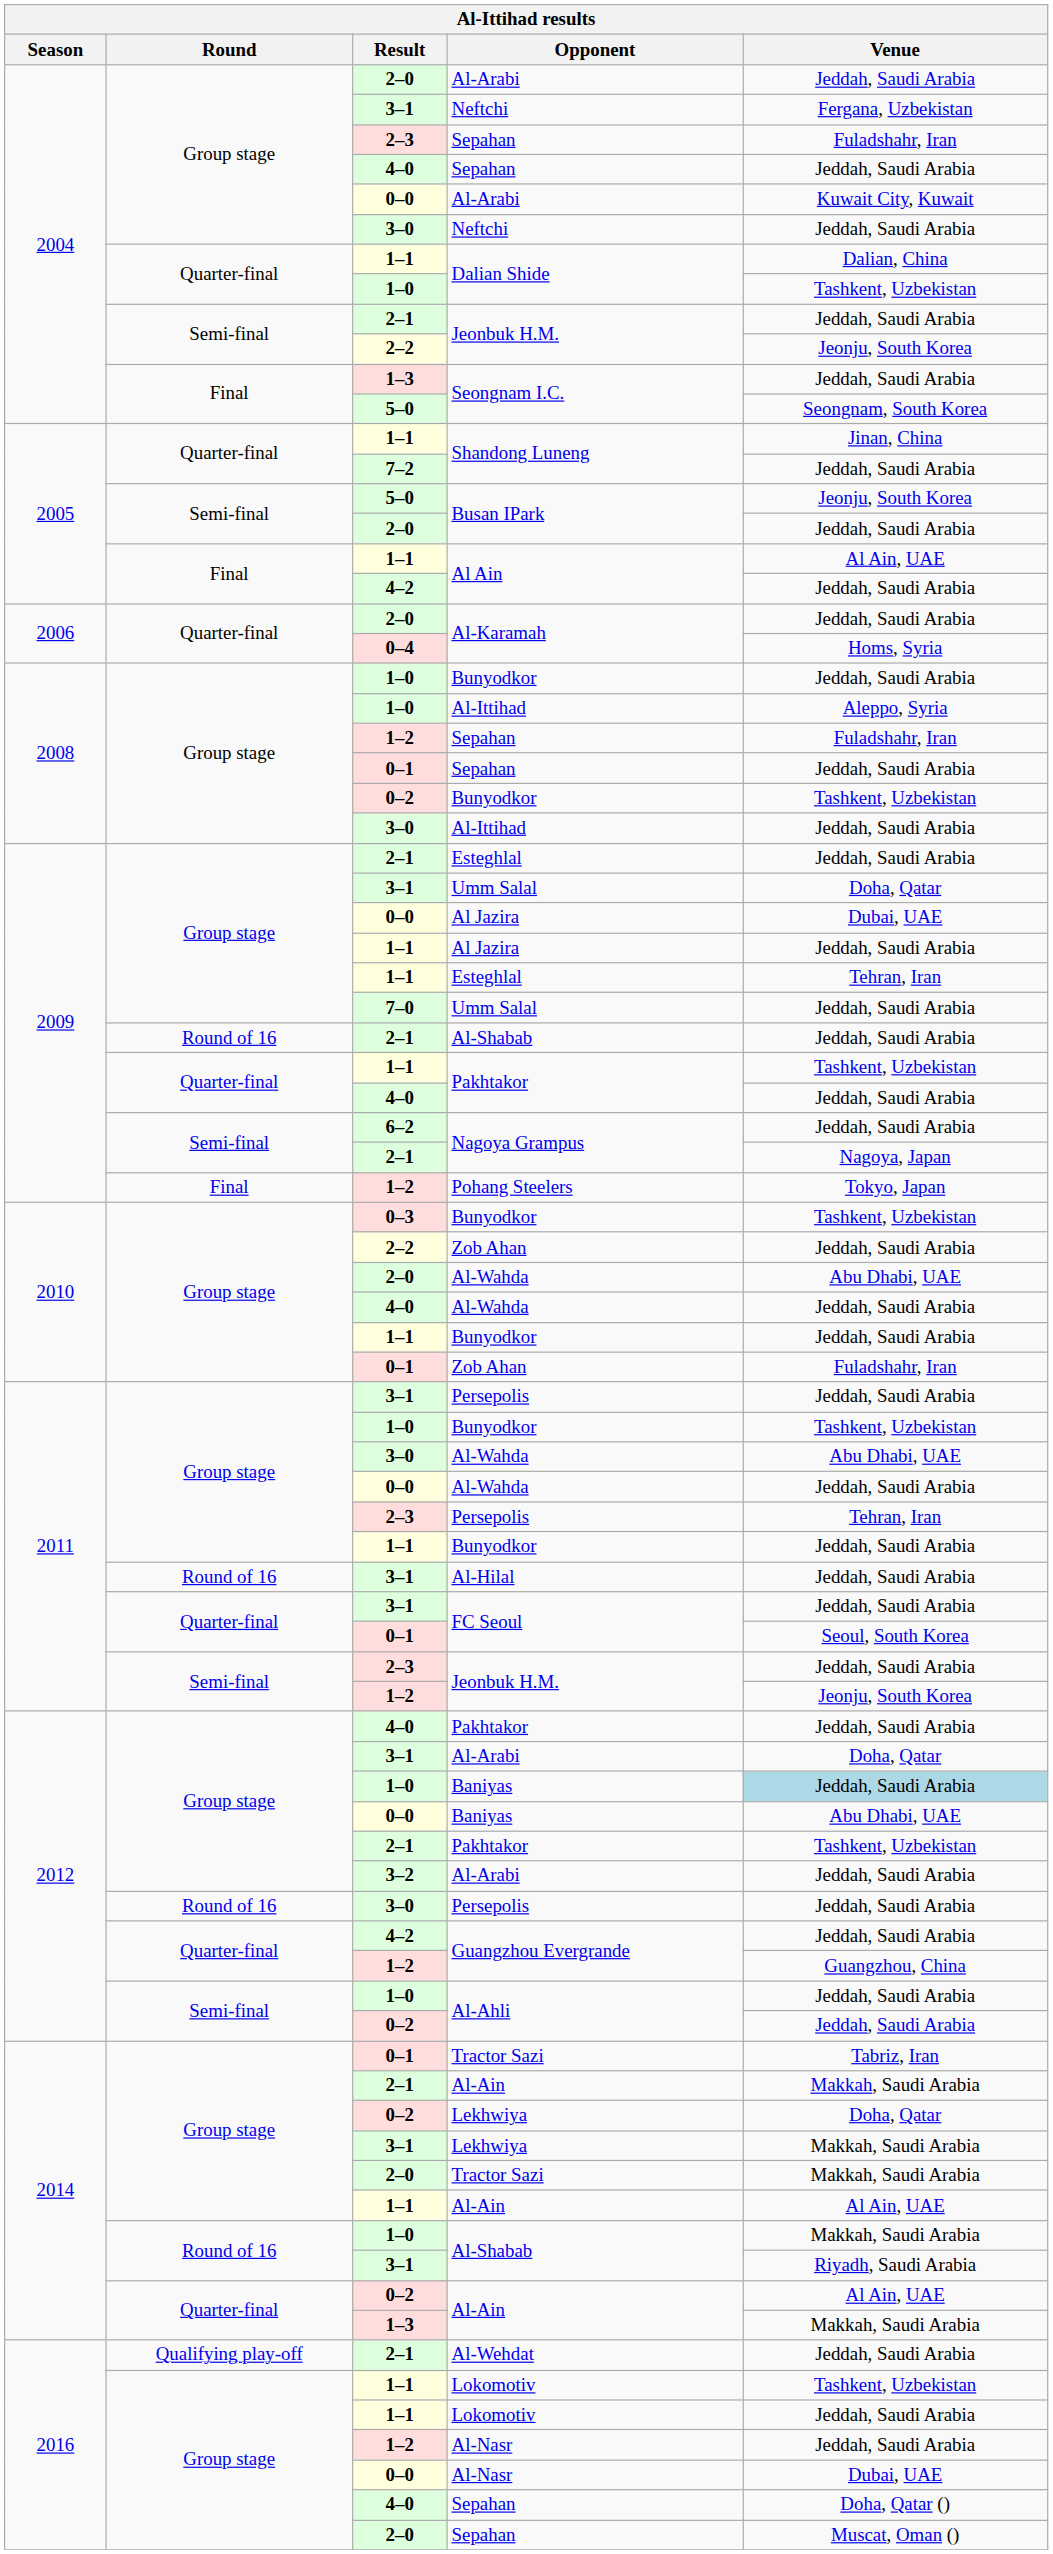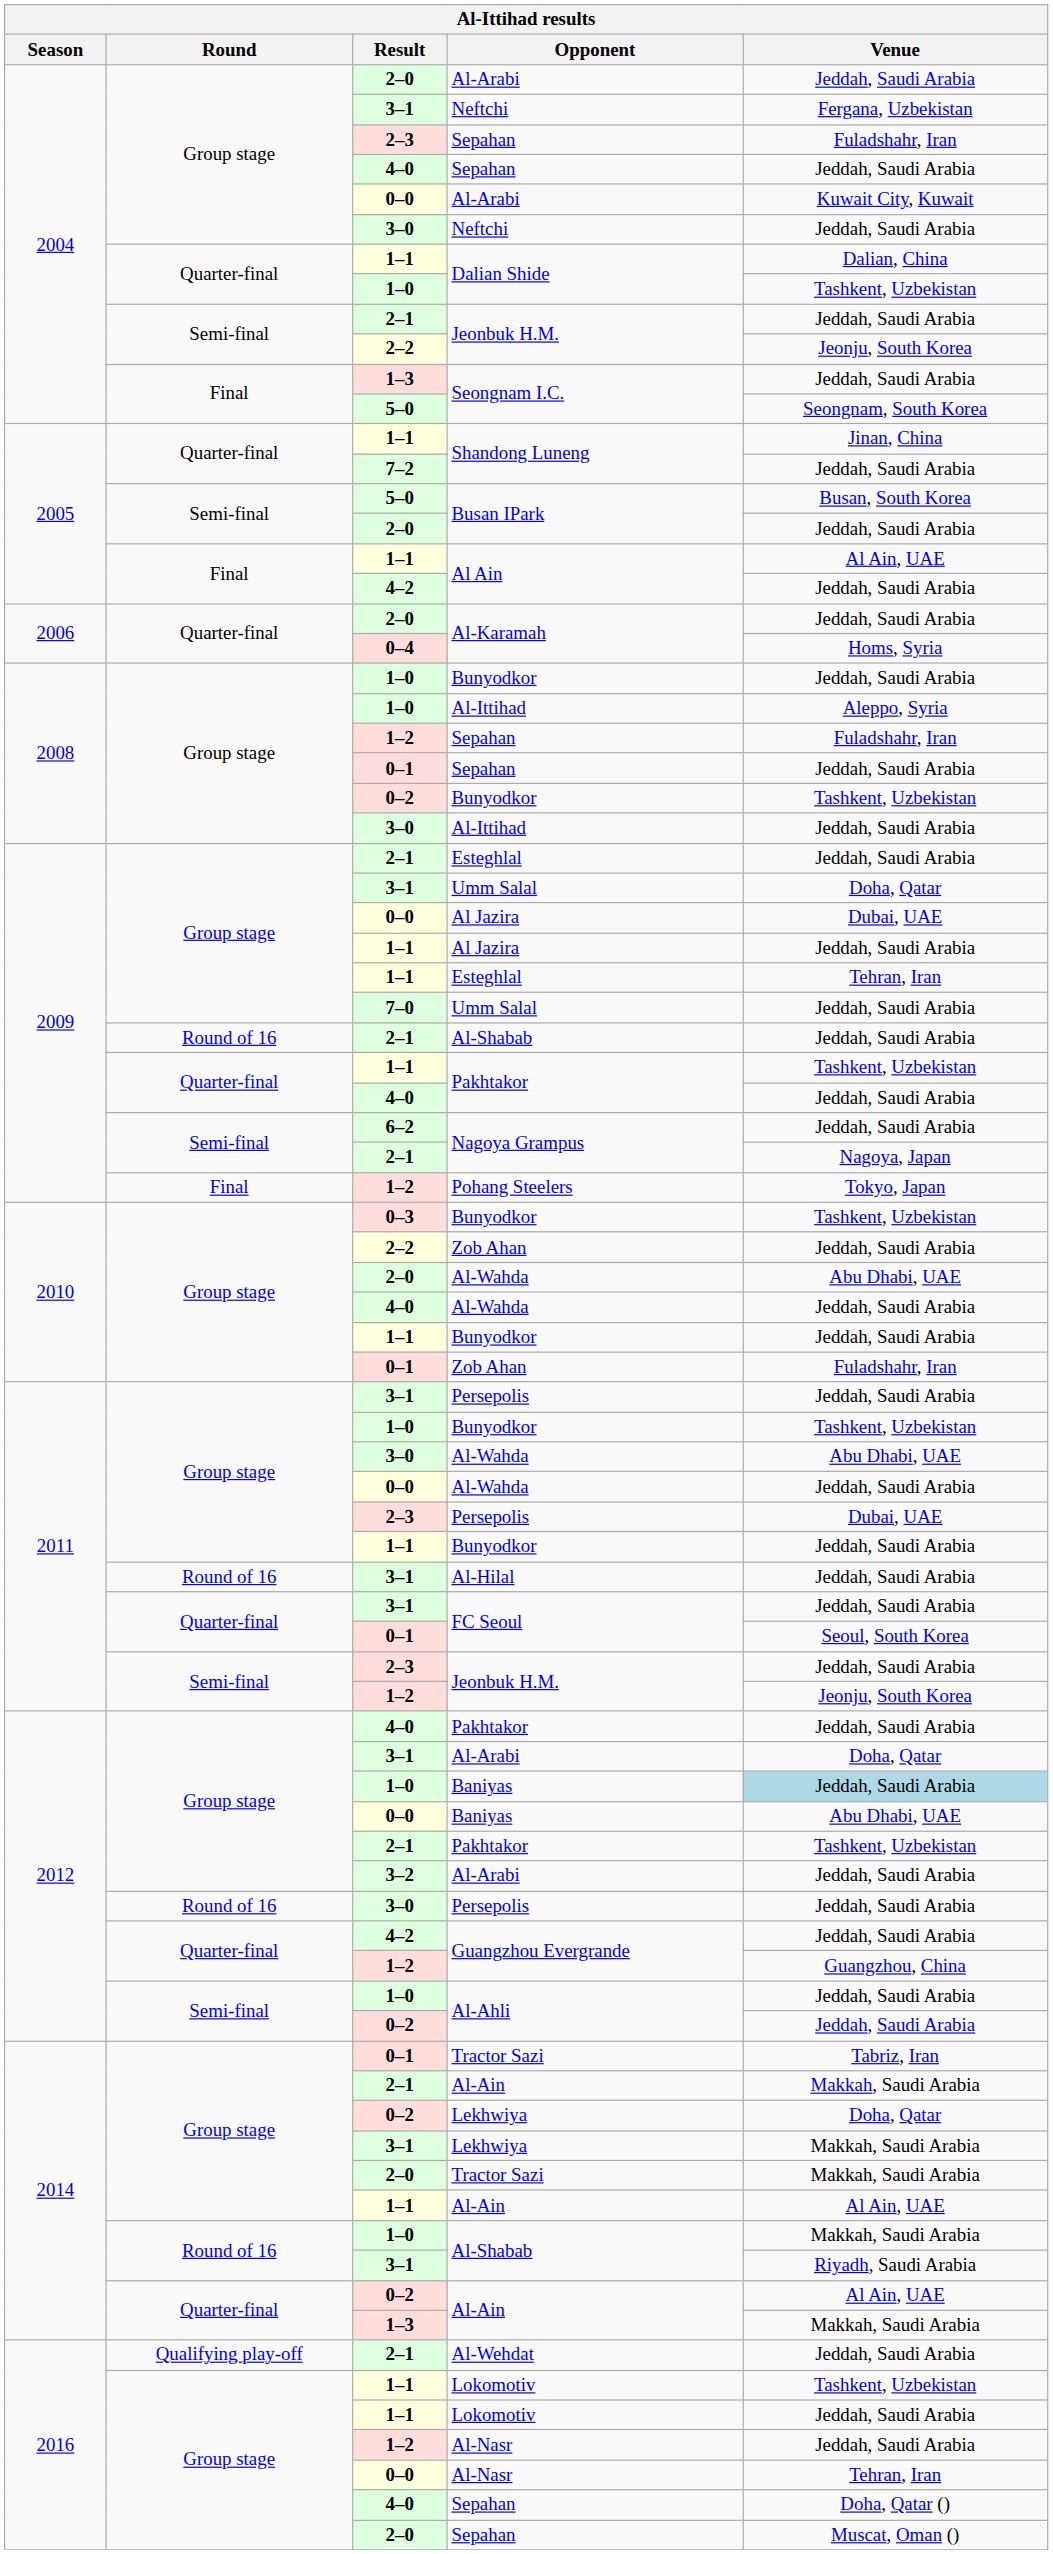(895, 498) Jeonju, South Korea -> (895, 498) Busan, South Korea
(895, 1516) Tehran, Iran -> (895, 1516) Dubai, UAE
(895, 2474) Dubai, UAE -> (895, 2474) Tehran, Iran
